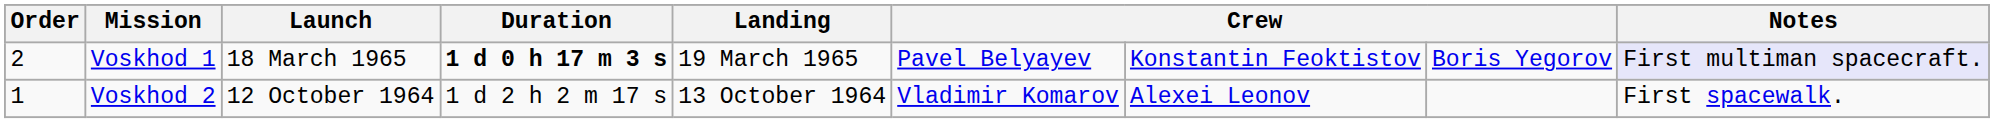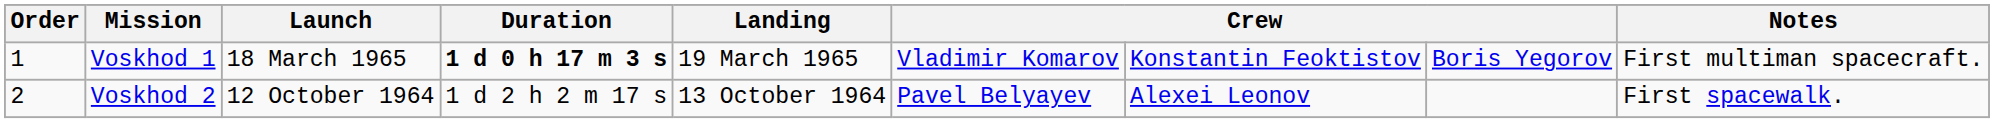(17, 61) 2 -> (17, 61) 1
(994, 61) Pavel Belyayev -> (1008, 61) Vladimir Komarov
(1803, 61) lavender background -> (1803, 61) no background
(17, 98) 1 -> (17, 98) 2
(1008, 98) Vladimir Komarov -> (994, 98) Pavel Belyayev
